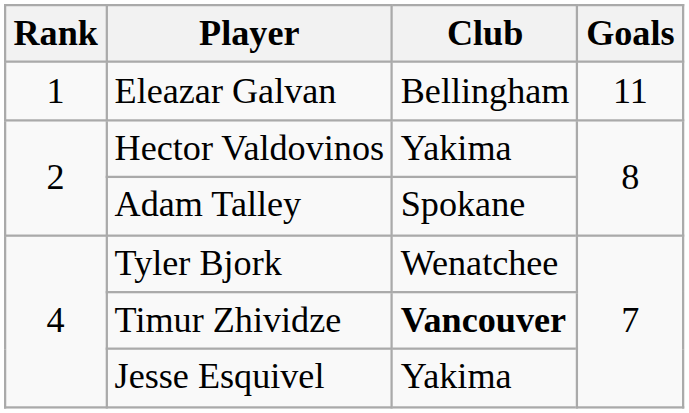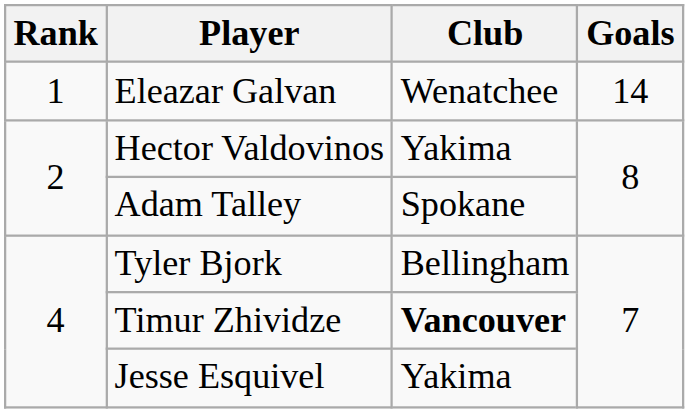(485, 90) Bellingham -> (480, 90) Wenatchee
(630, 90) 11 -> (630, 90) 14
(480, 262) Wenatchee -> (485, 262) Bellingham
